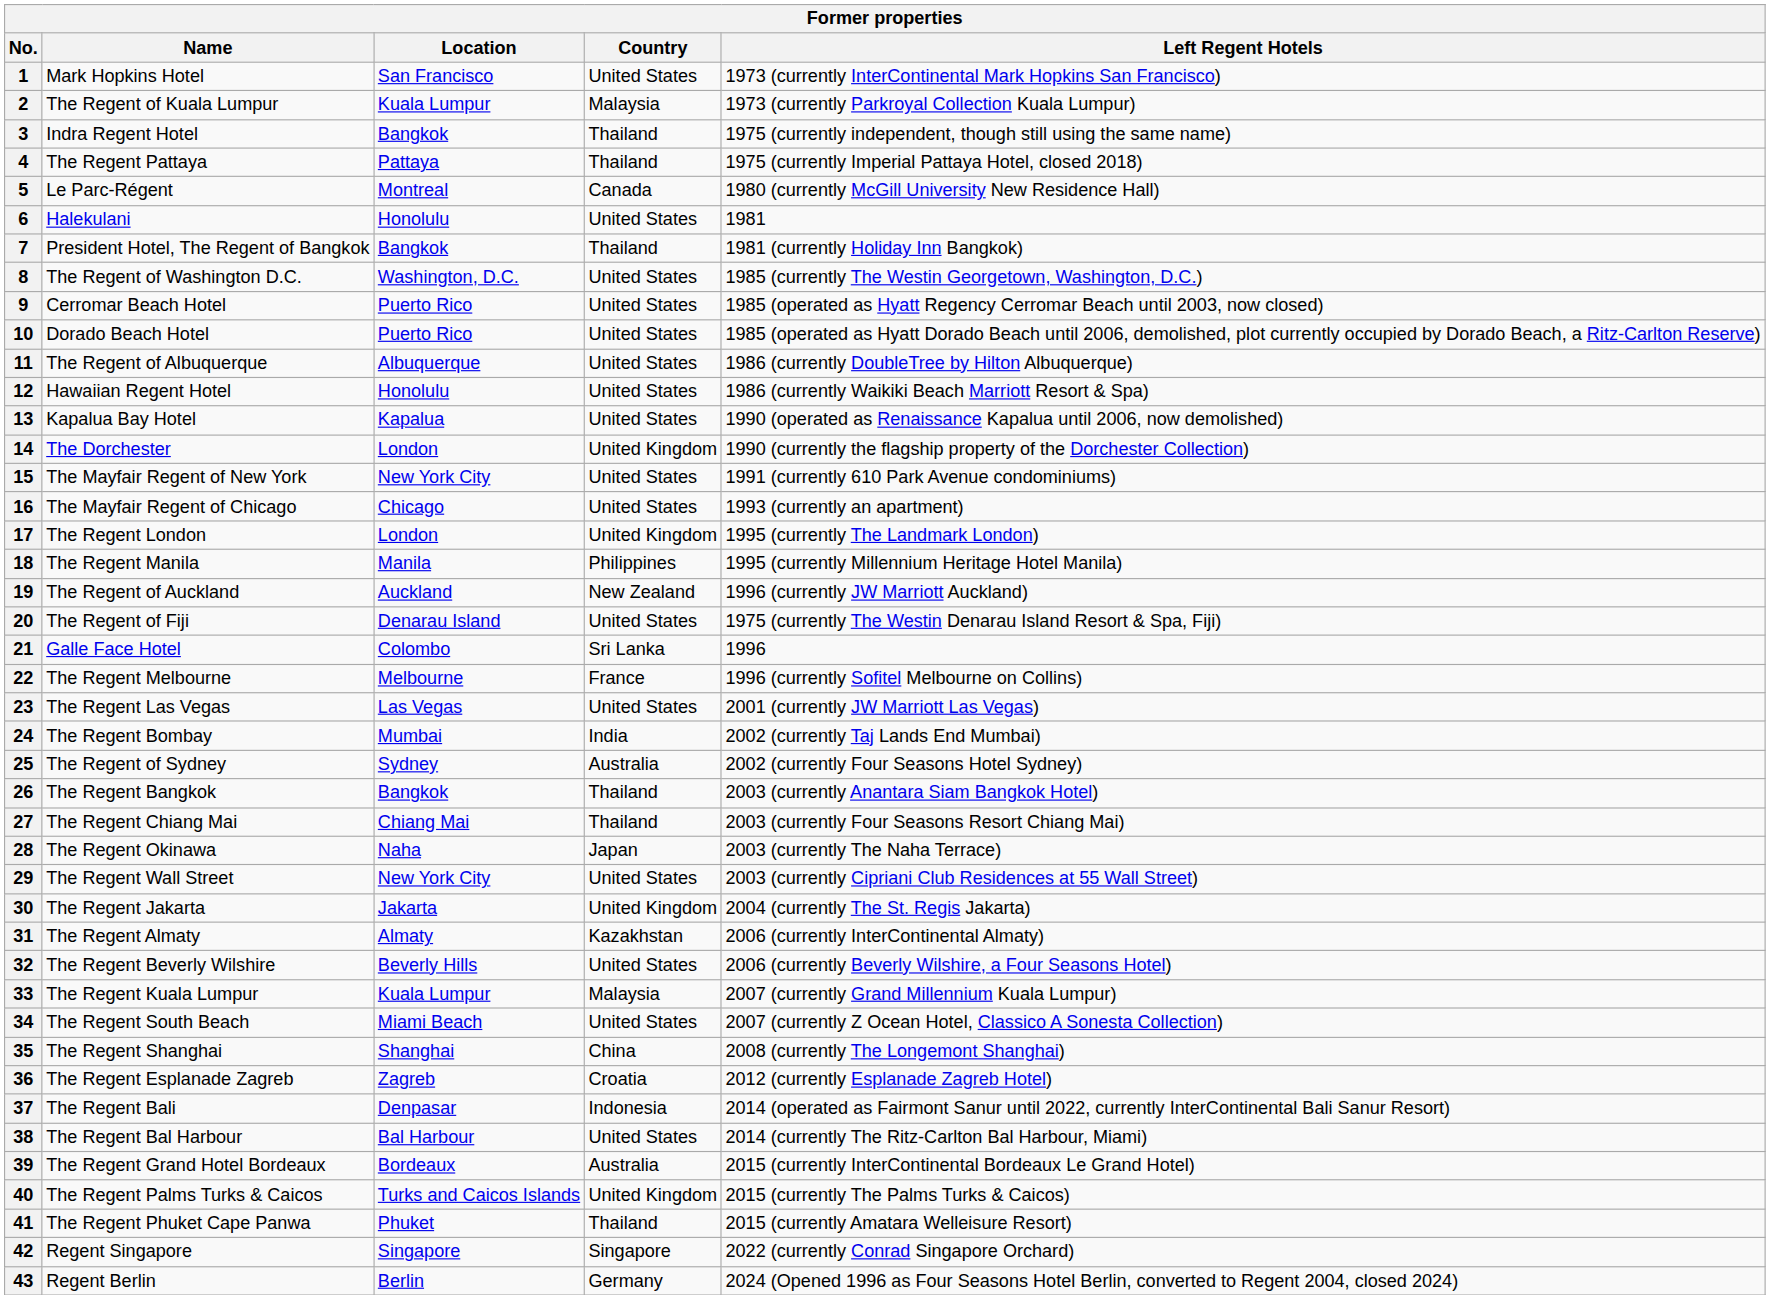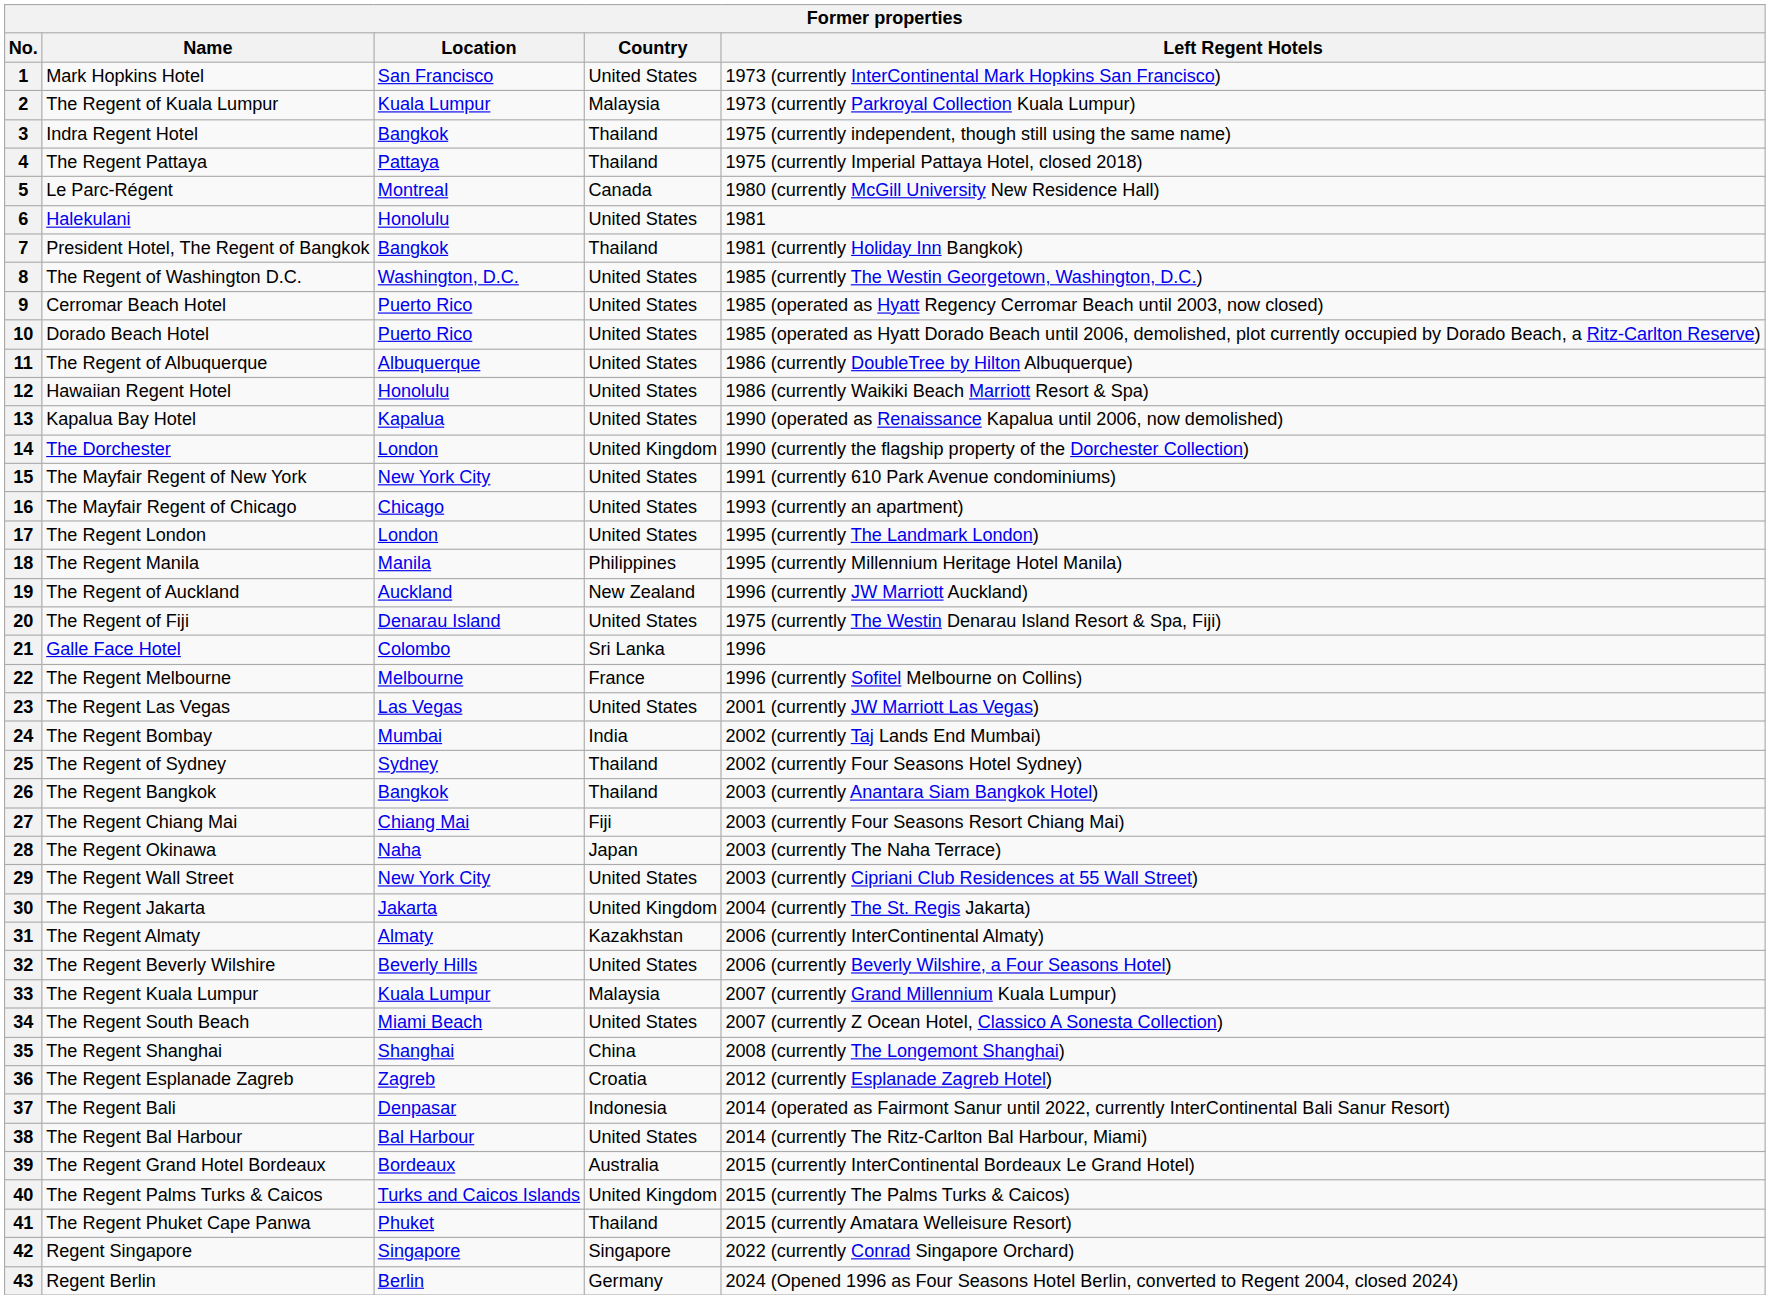(653, 534) United Kingdom -> (643, 534) United States
(624, 764) Australia -> (623, 764) Thailand
(623, 821) Thailand -> (600, 821) Fiji
